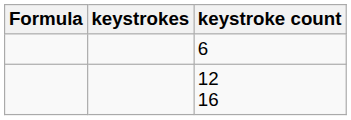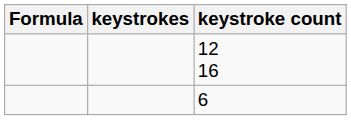rows swapped: (203, 49) <-> (208, 89)
